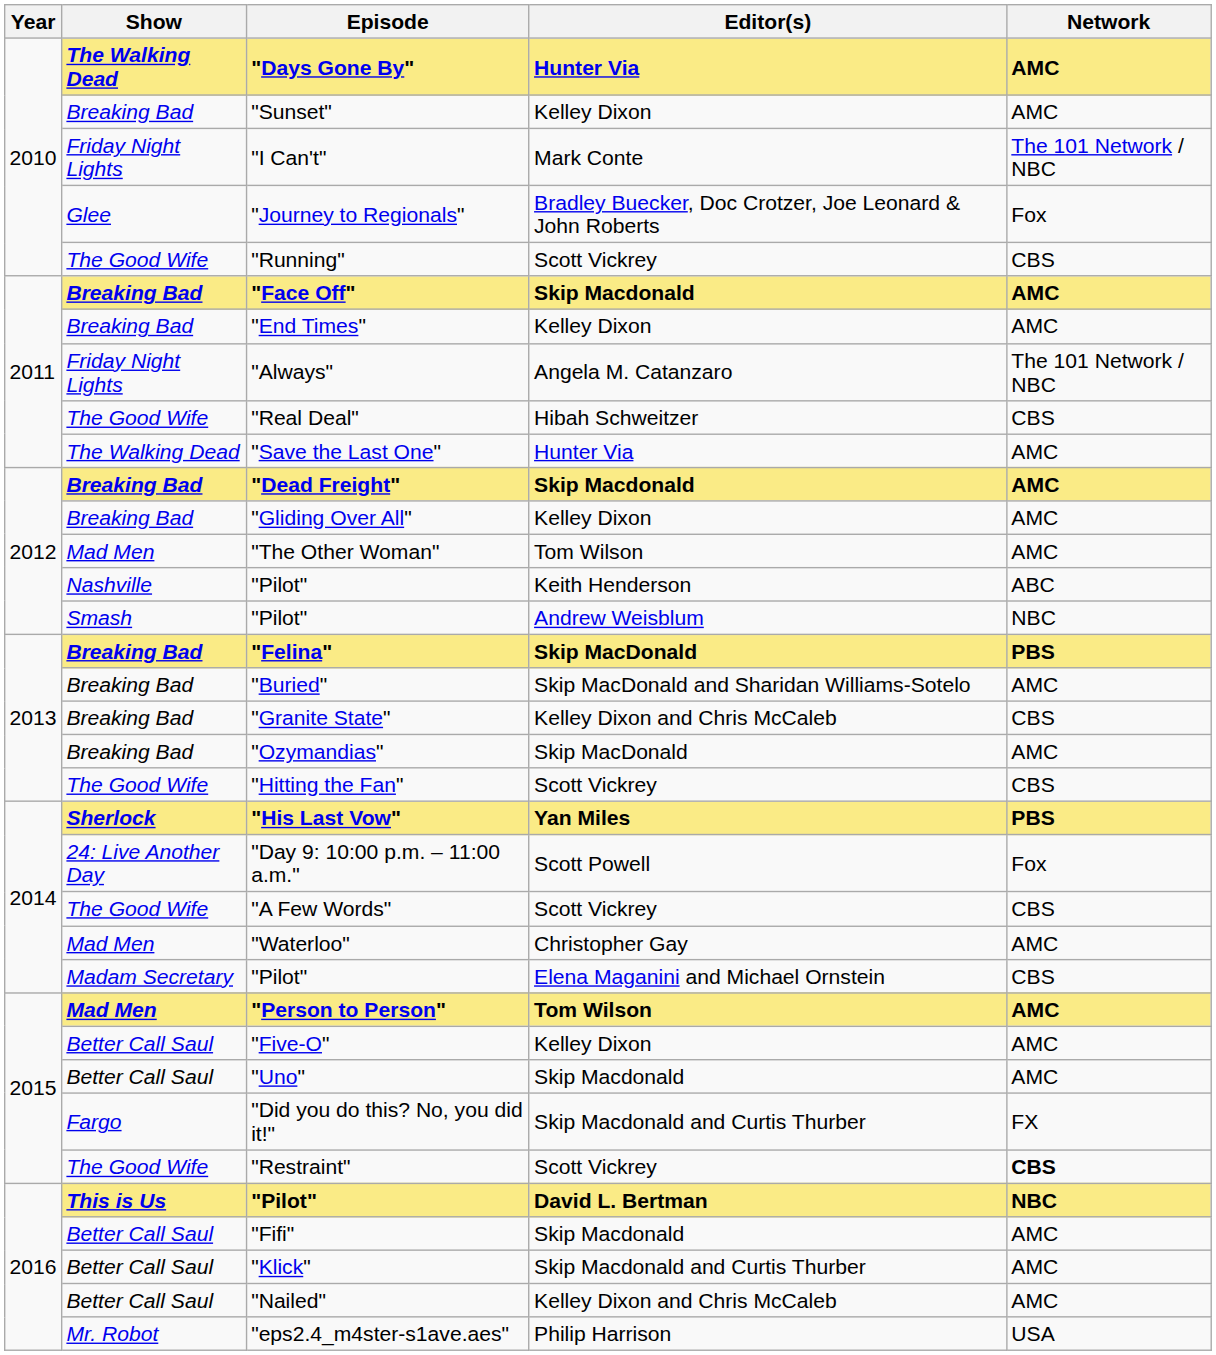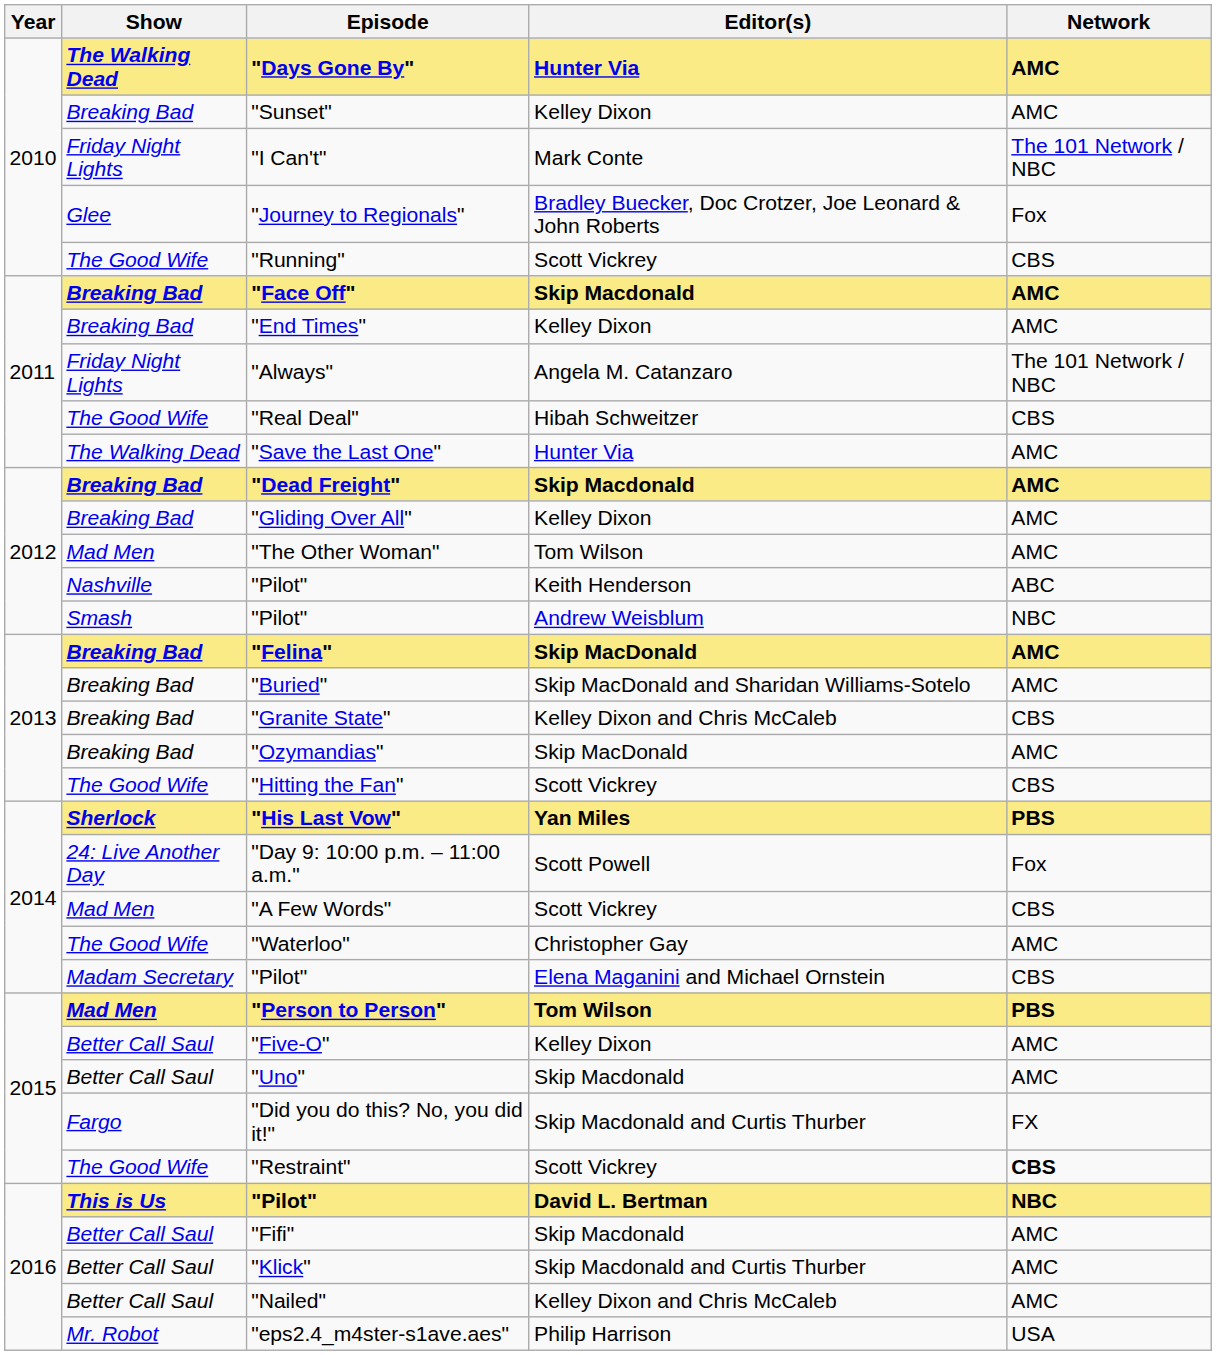(1033, 651) PBS -> (1035, 651) AMC
(137, 909) The Good Wife -> (110, 909) Mad Men
(110, 942) Mad Men -> (137, 942) The Good Wife
(1035, 1009) AMC -> (1033, 1009) PBS
